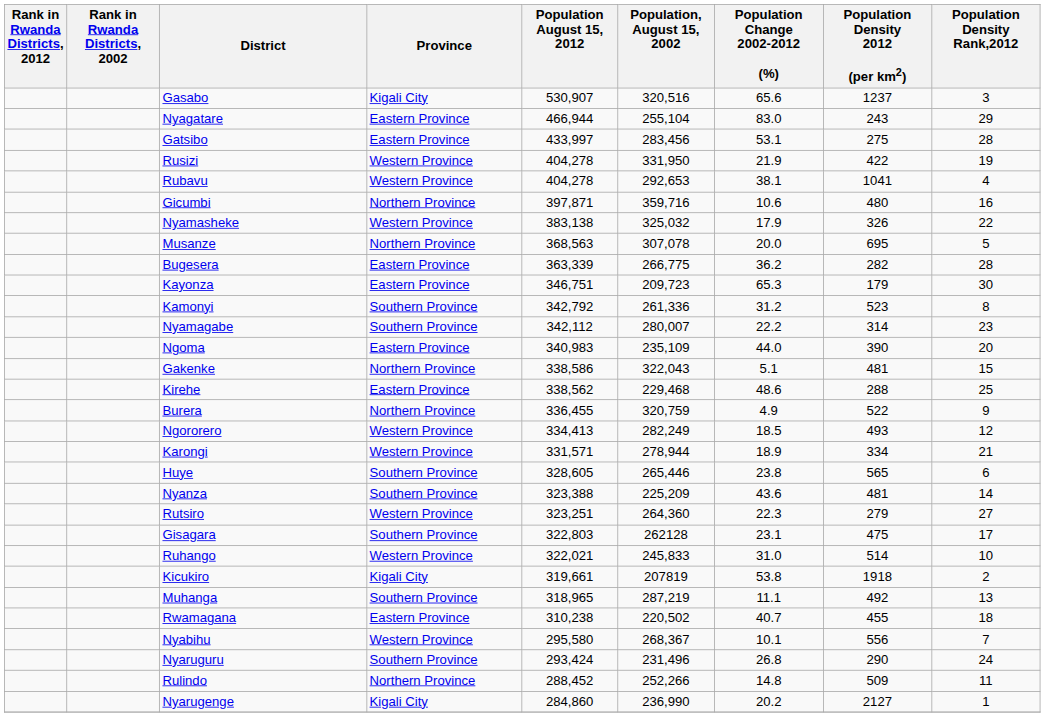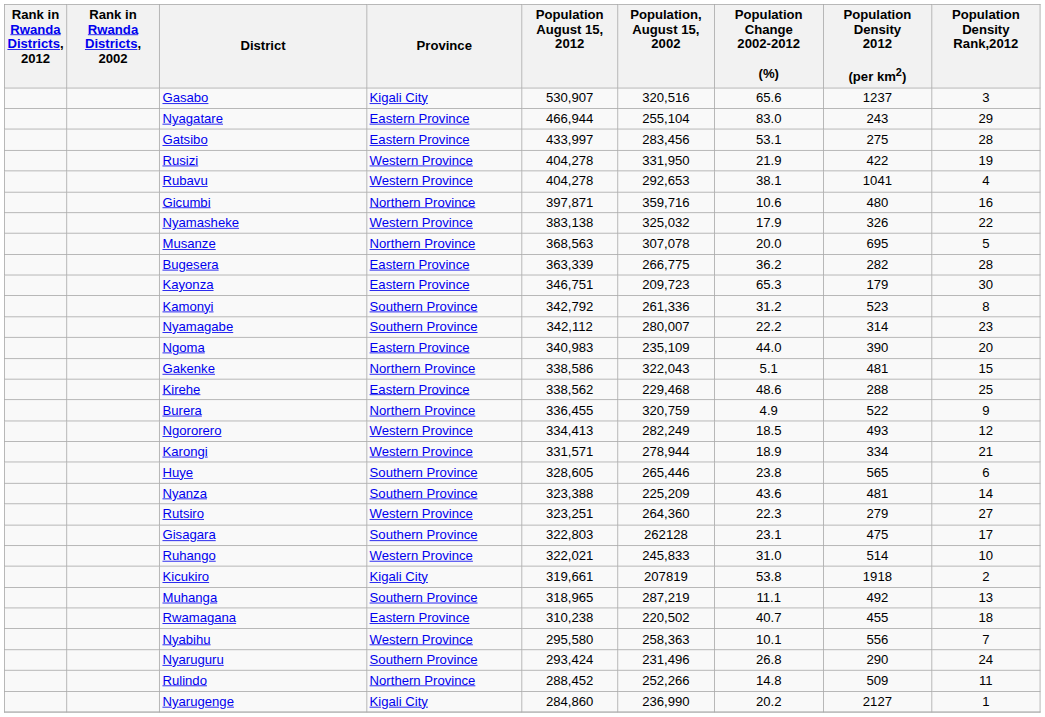(666, 639) 268,367 -> (666, 639) 258,363
